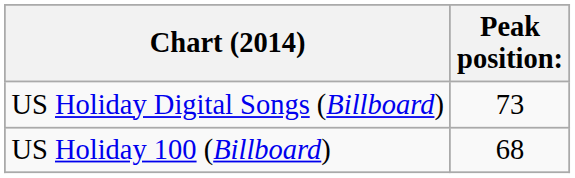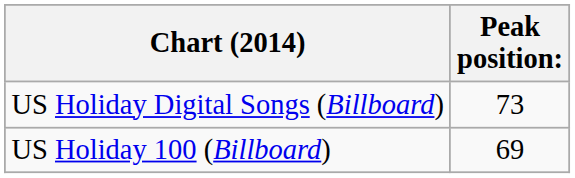(510, 149) 68 -> (510, 149) 69
